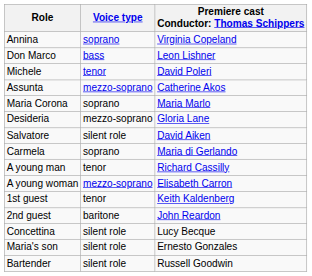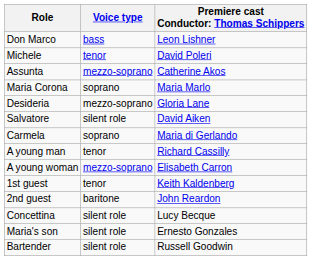- row: (22, 39)
